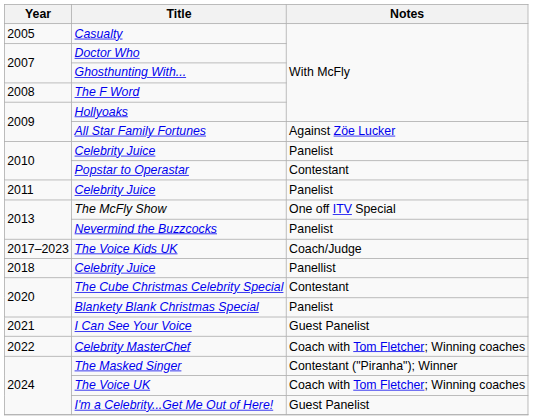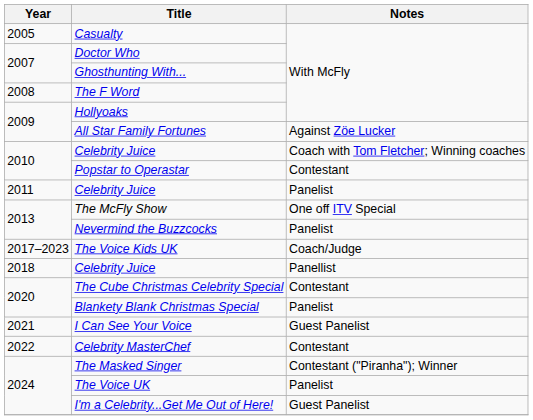(311, 151) Panelist -> (407, 151) Coach with Tom Fletcher; Winning coaches
(407, 346) Coach with Tom Fletcher; Winning coaches -> (319, 346) Contestant
(407, 385) Coach with Tom Fletcher; Winning coaches -> (311, 385) Panelist
